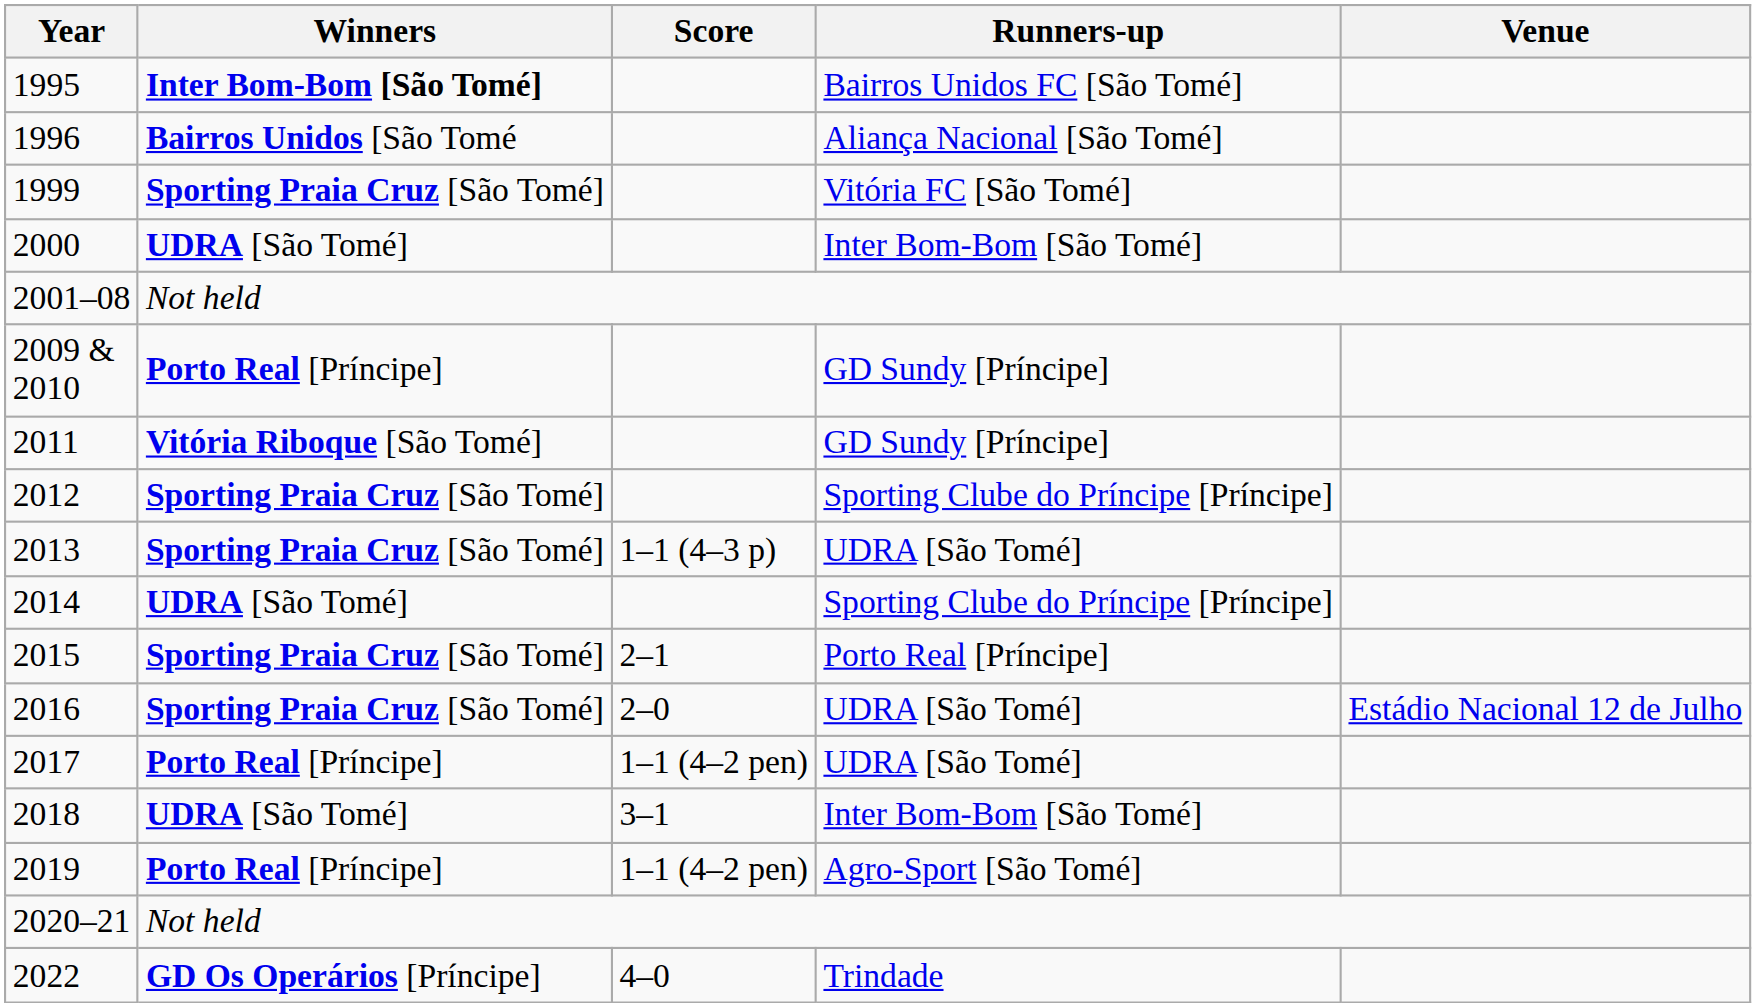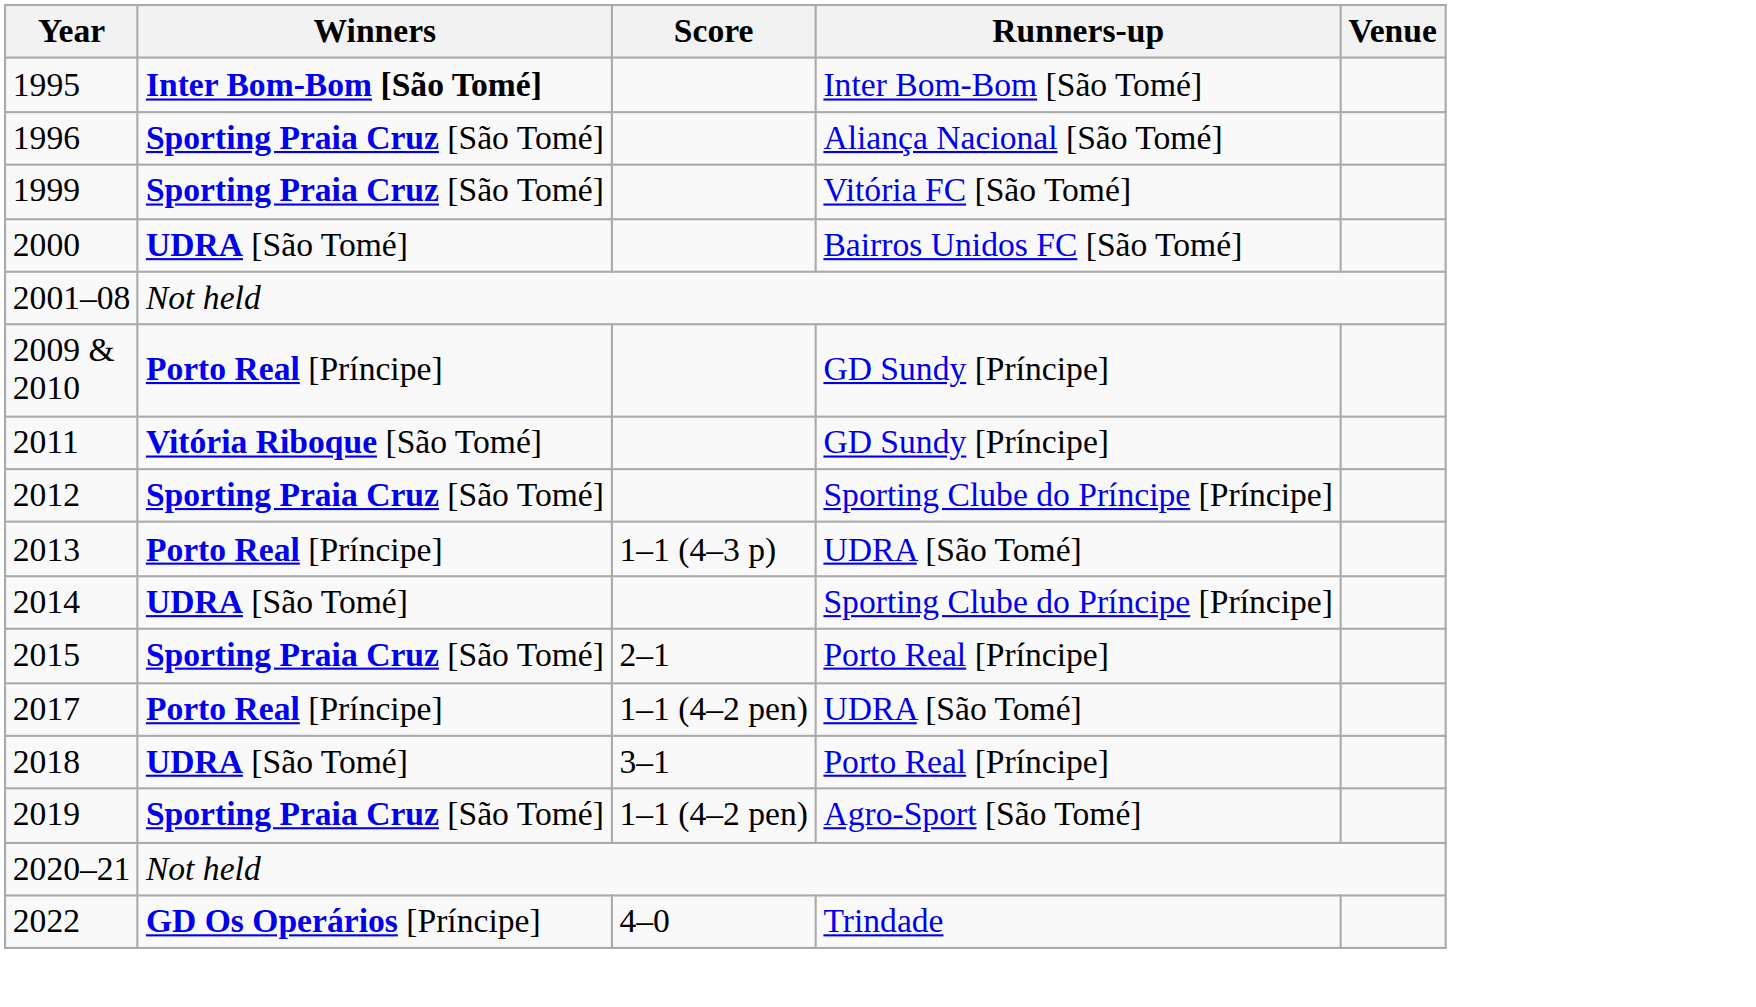(1033, 84) Bairros Unidos FC [São Tomé] -> (1013, 84) Inter Bom-Bom [São Tomé]
(331, 137) Bairros Unidos [São Tomé -> (375, 137) Sporting Praia Cruz [São Tomé]
(1013, 244) Inter Bom-Bom [São Tomé] -> (1033, 244) Bairros Unidos FC [São Tomé]
(375, 548) Sporting Praia Cruz [São Tomé] -> (294, 548) Porto Real [Príncipe]
- row: (46, 708)
(1013, 814) Inter Bom-Bom [São Tomé] -> (966, 761) Porto Real [Príncipe]
(294, 868) Porto Real [Príncipe] -> (375, 814) Sporting Praia Cruz [São Tomé]
